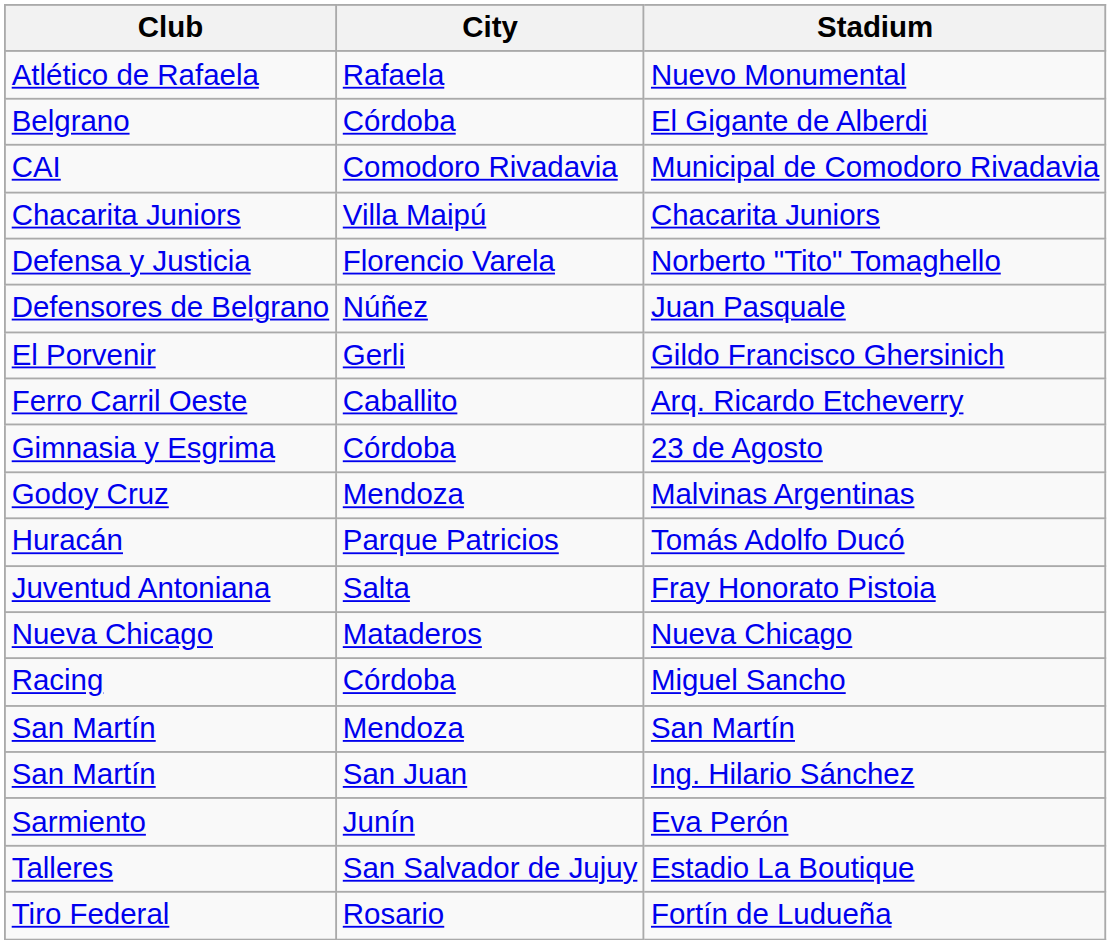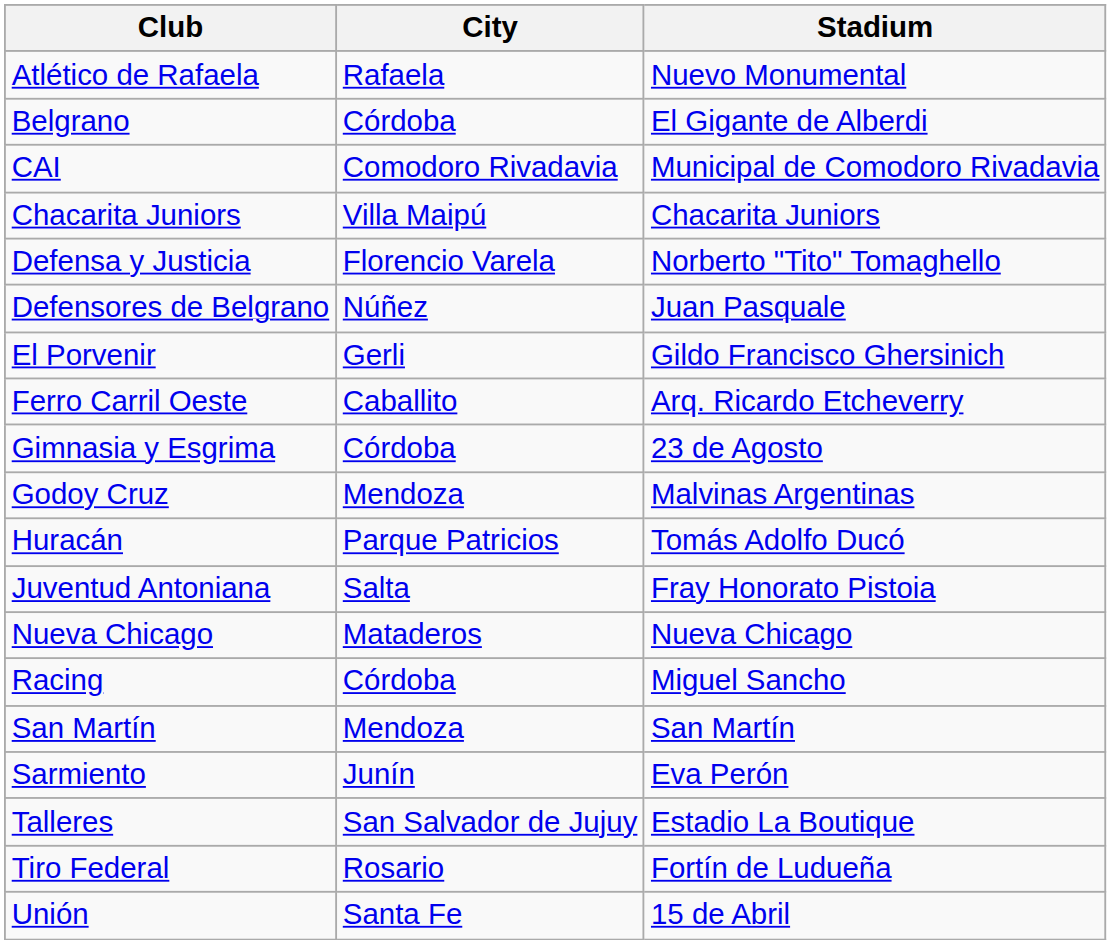- row: (783, 774)
+ row: (721, 914)
